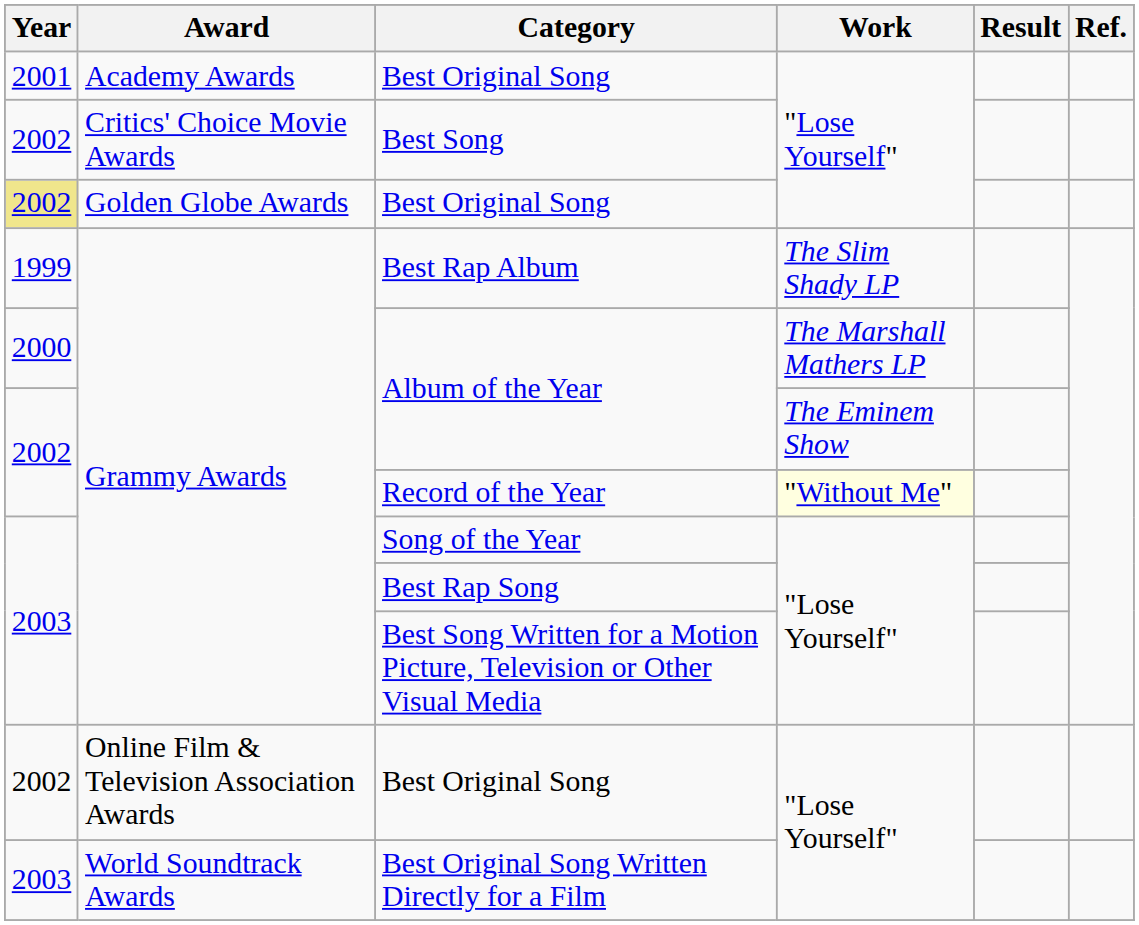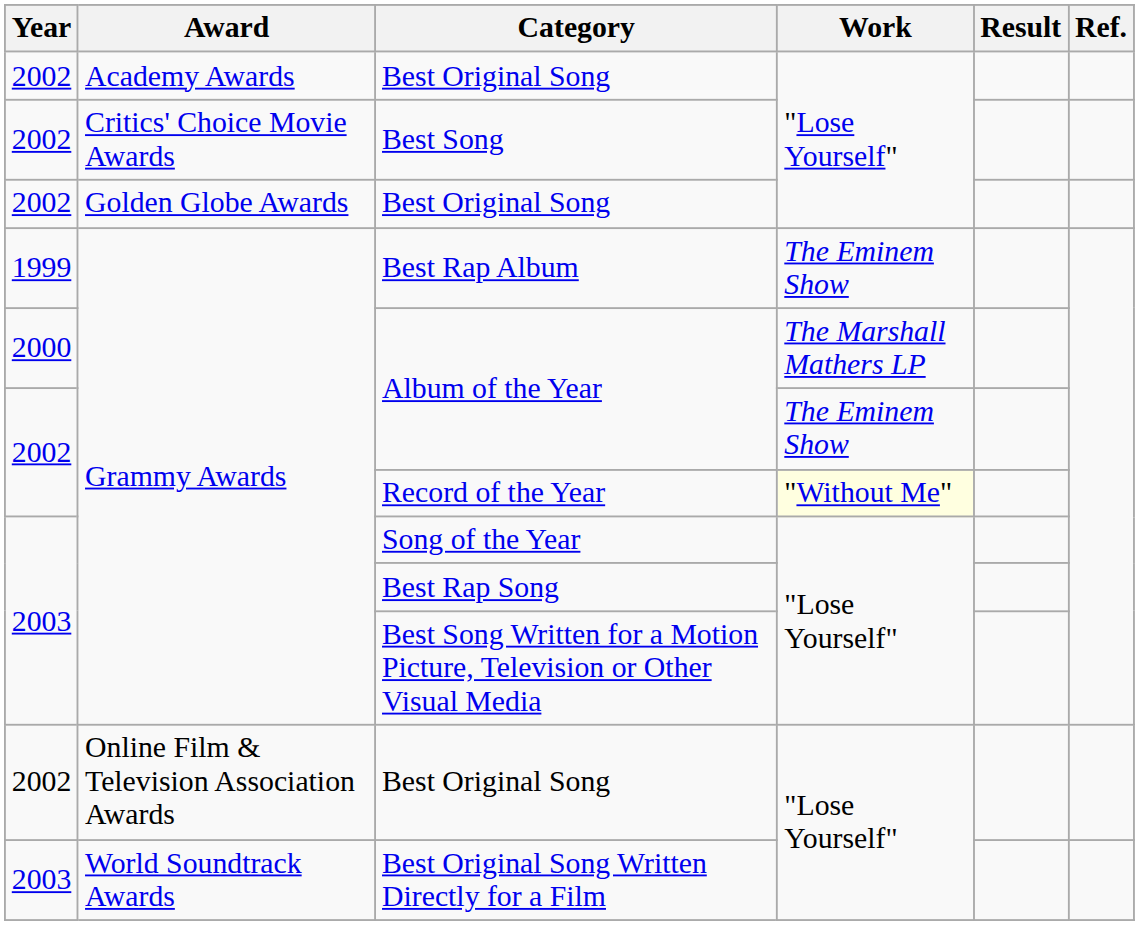(42, 75) 2001 -> (42, 75) 2002
(42, 203) khaki background -> (42, 203) no background
(842, 267) The Slim Shady LP -> (859, 267) The Eminem Show
